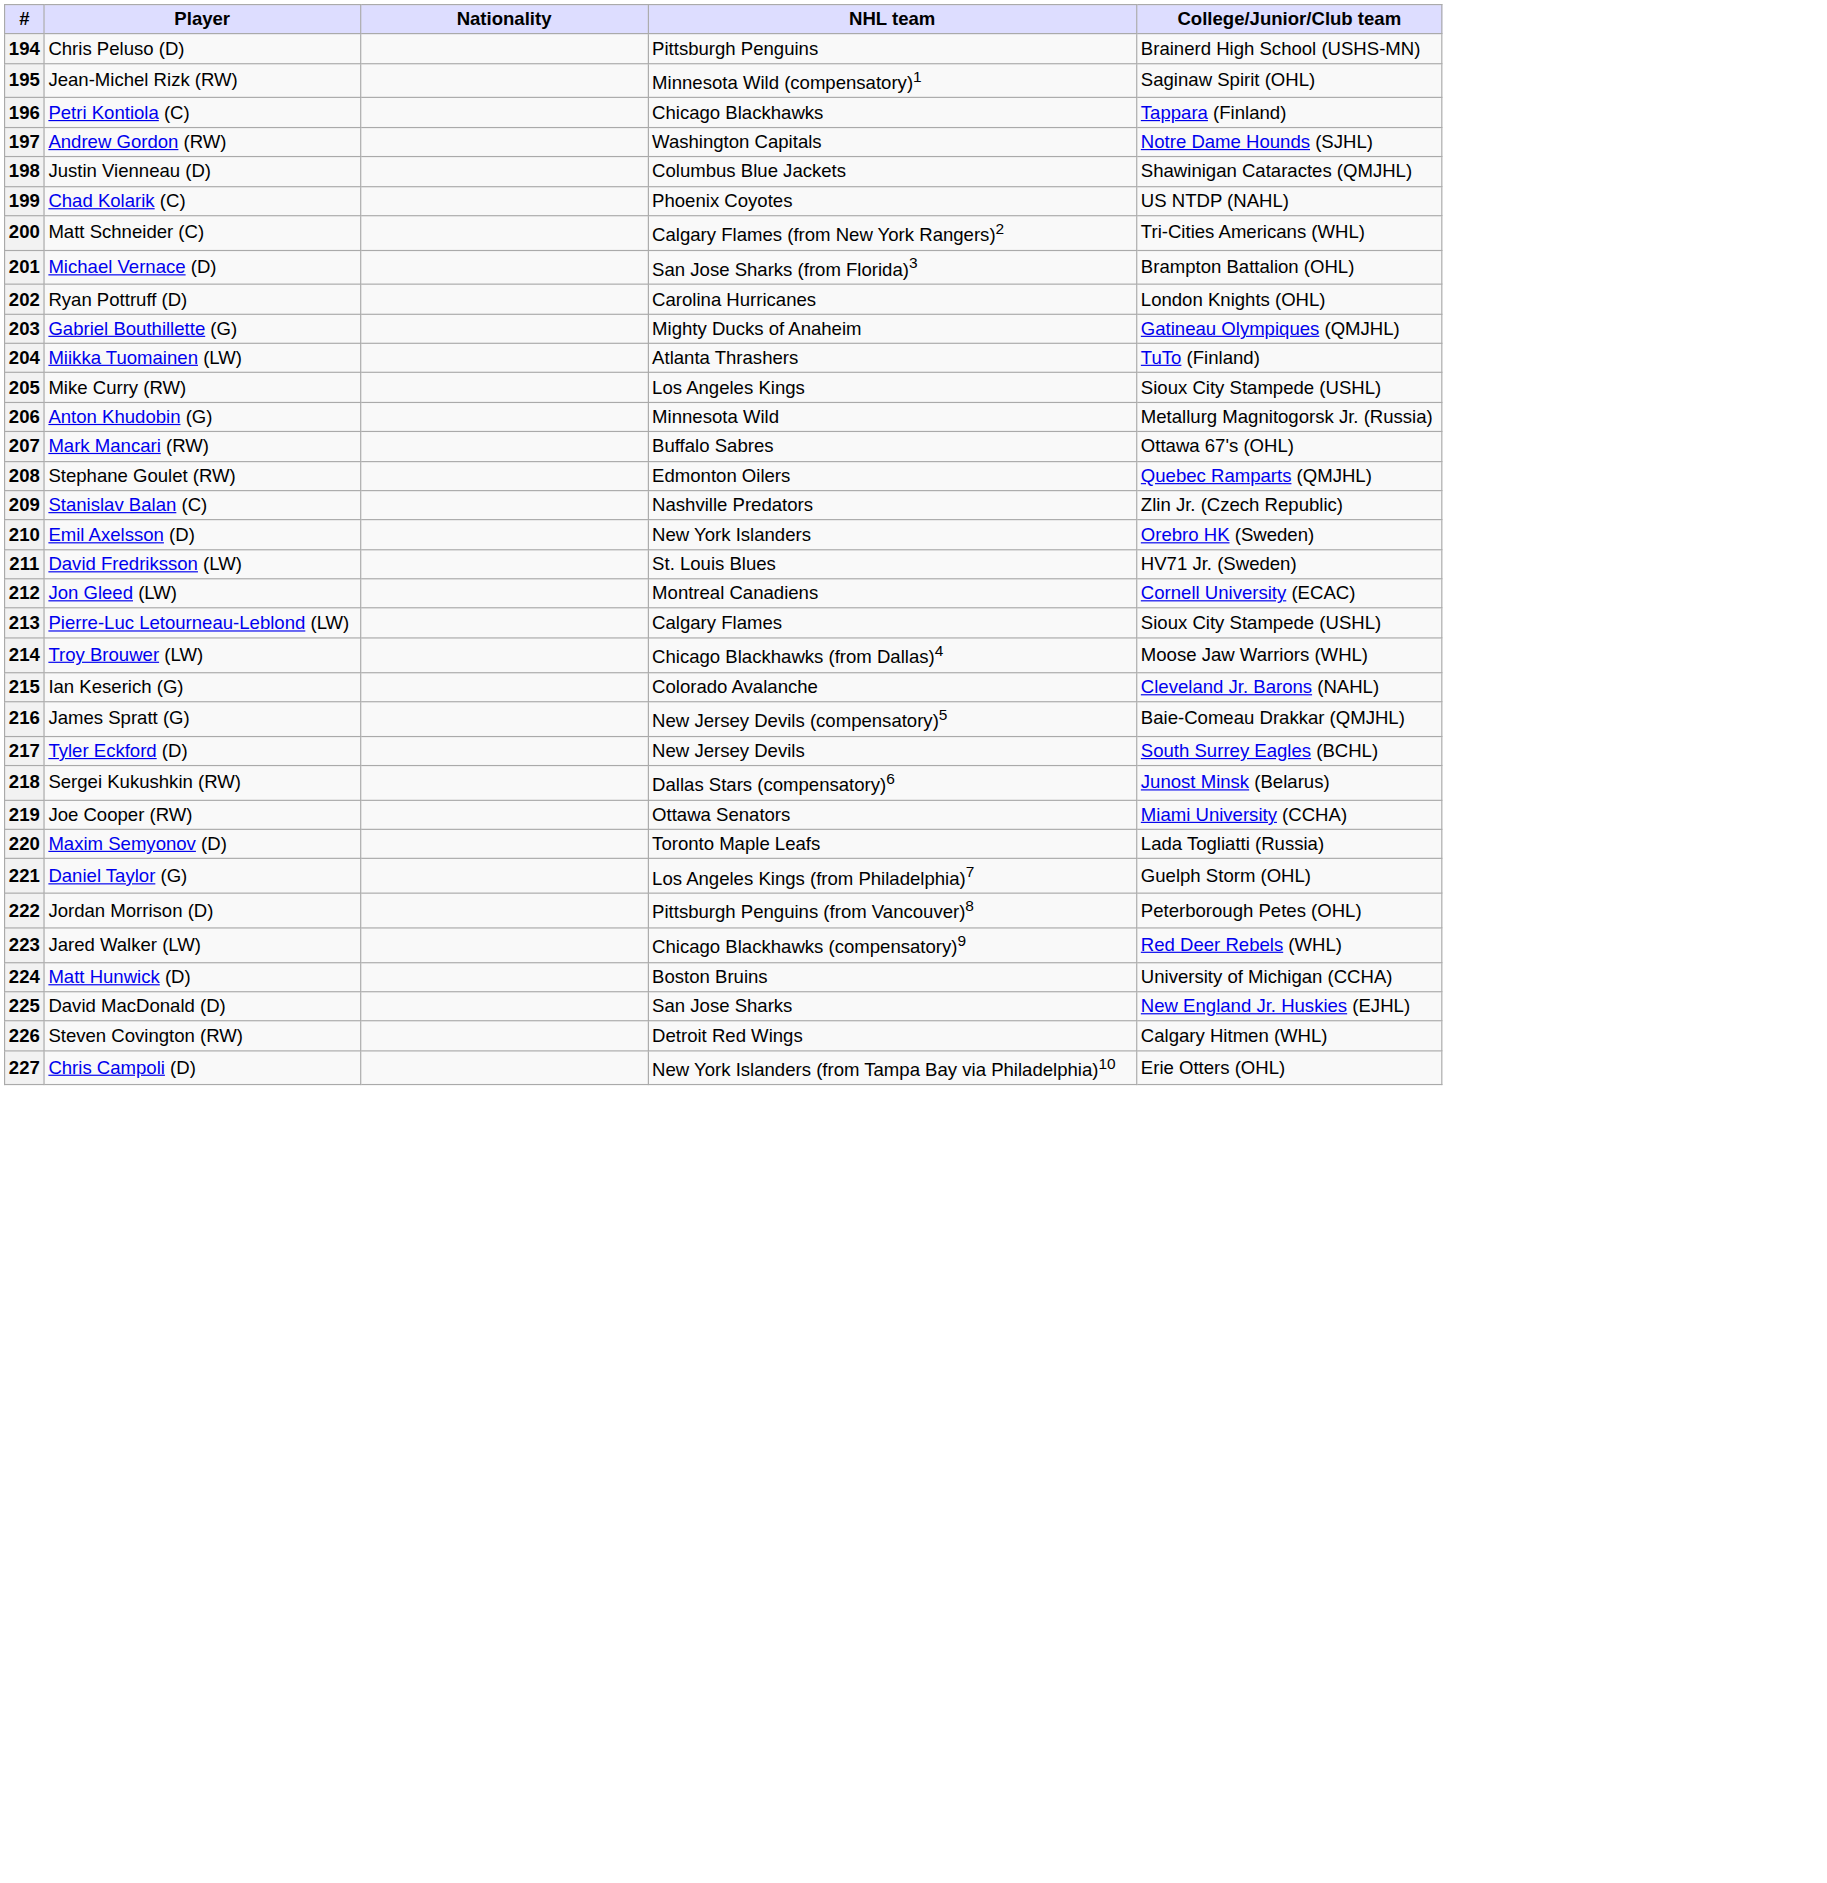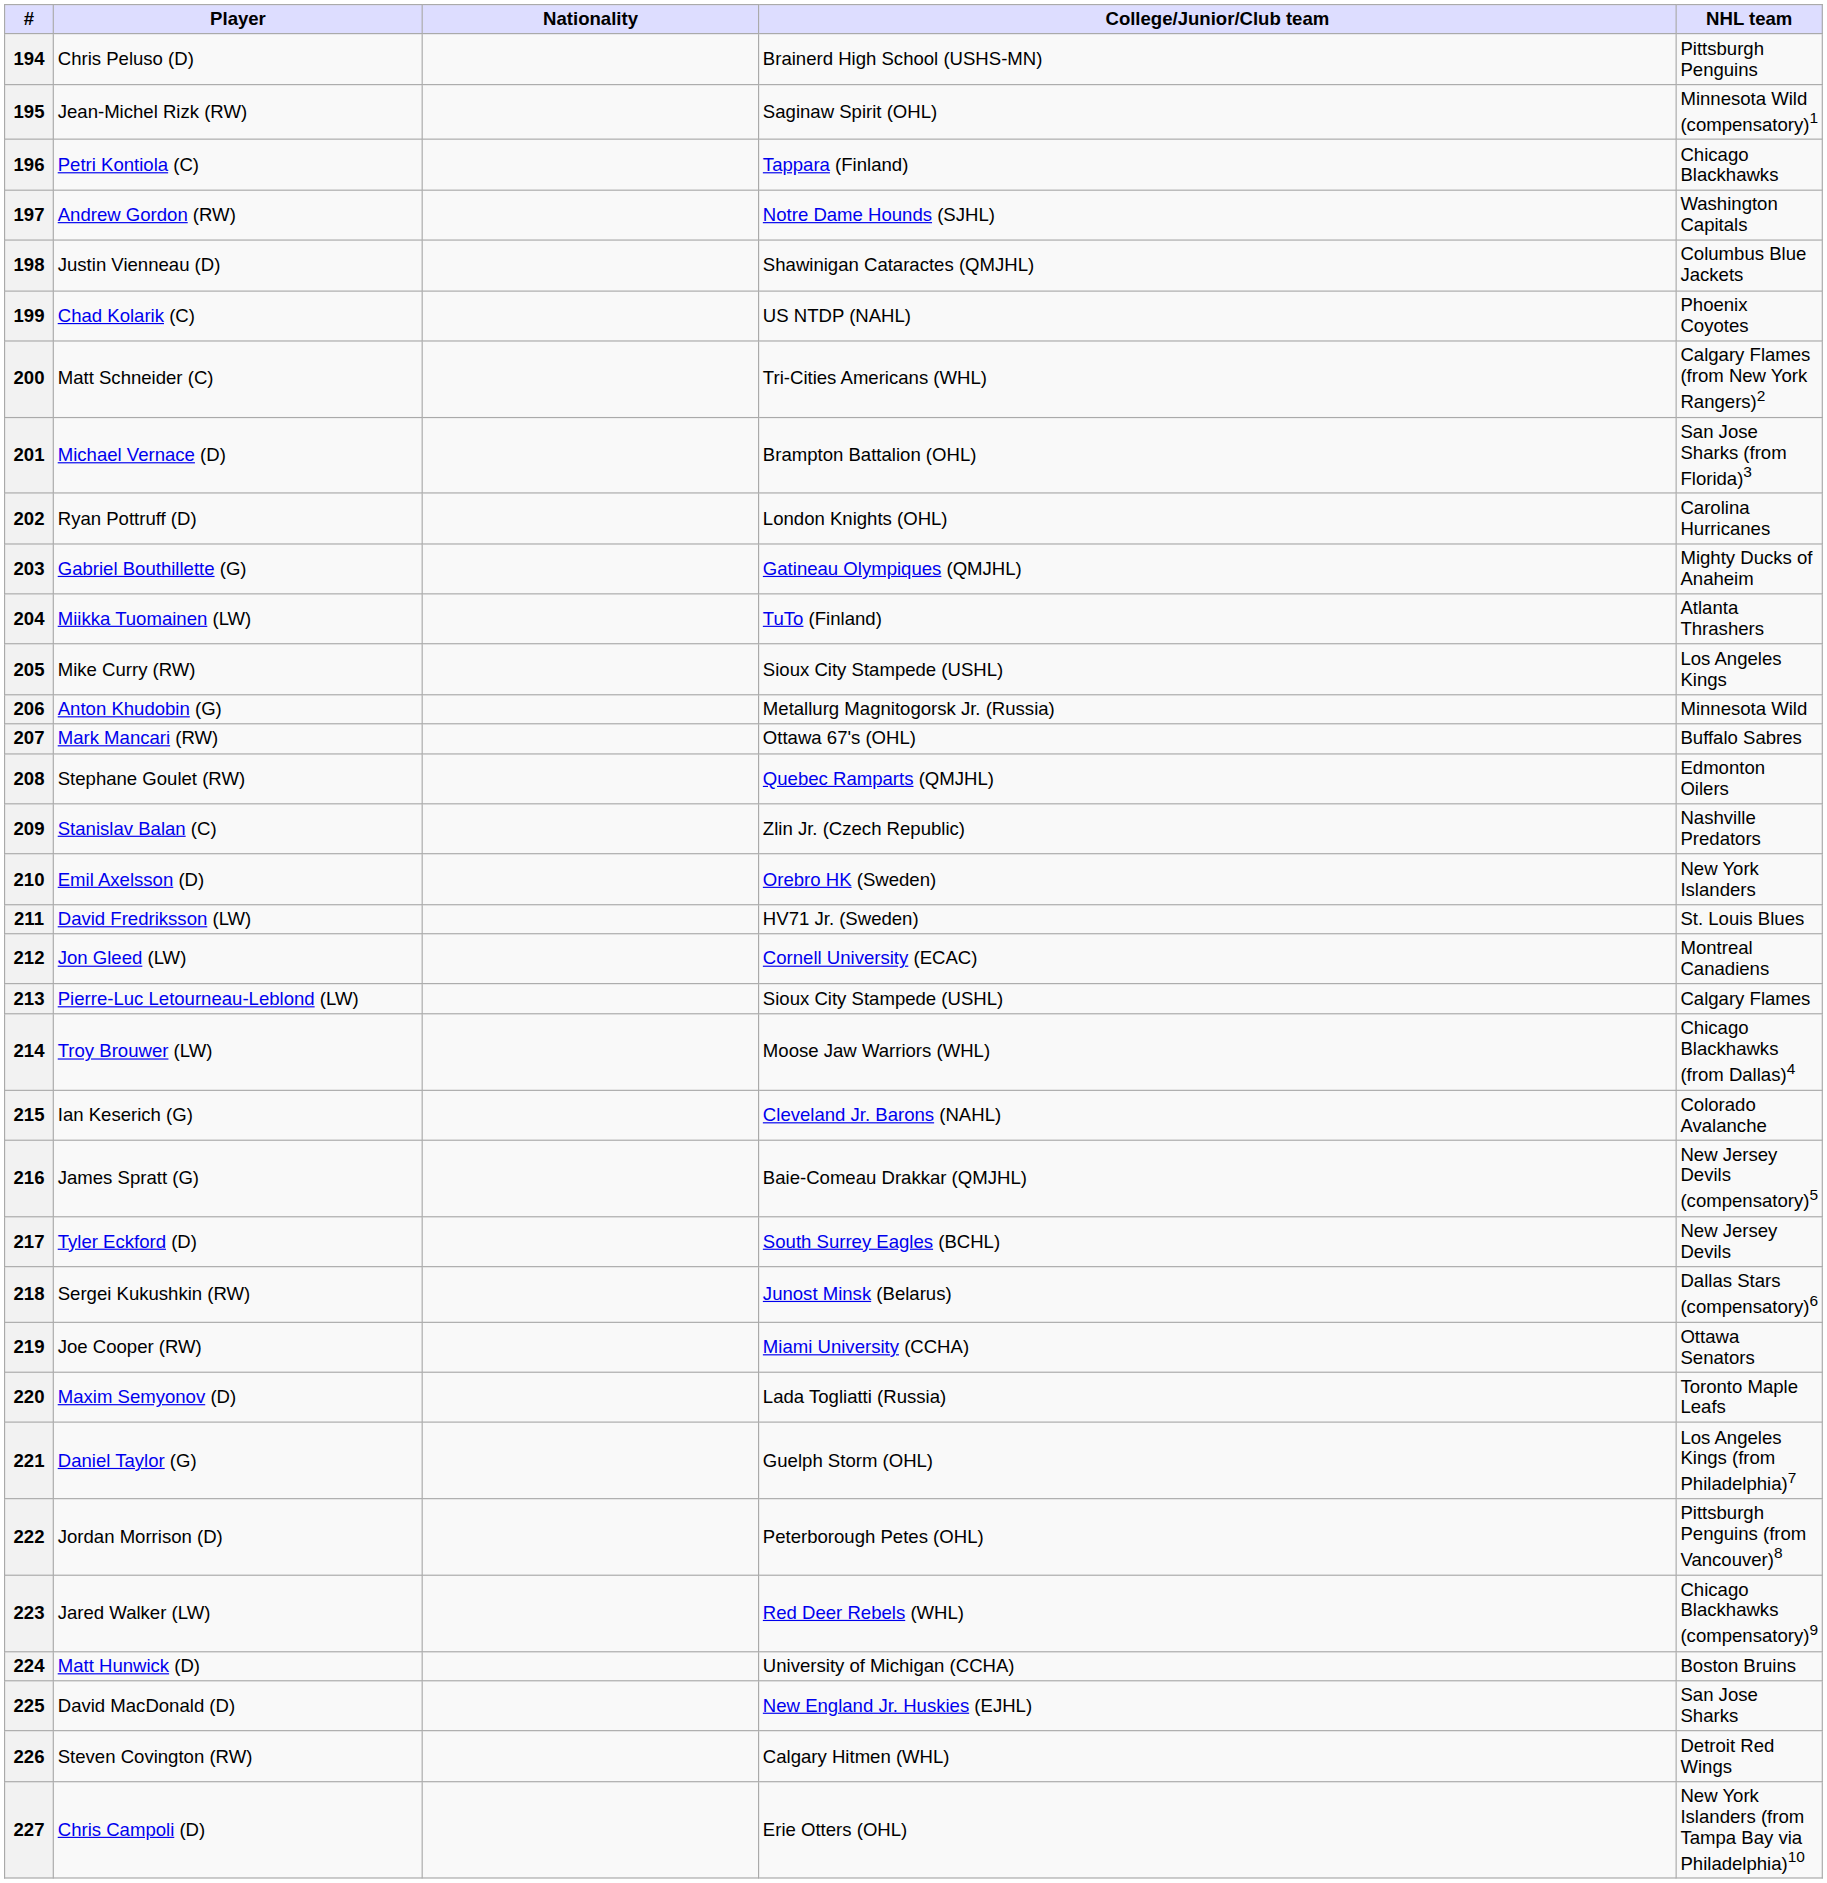columns swapped: (892, 19) <-> (1289, 19)
